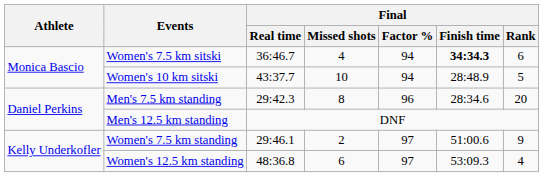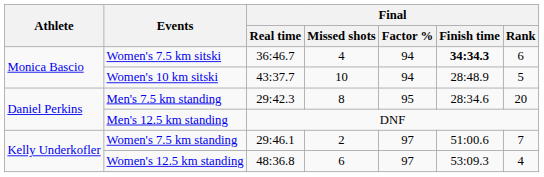(407, 98) 96 -> (407, 98) 95
(521, 140) 9 -> (521, 140) 7
